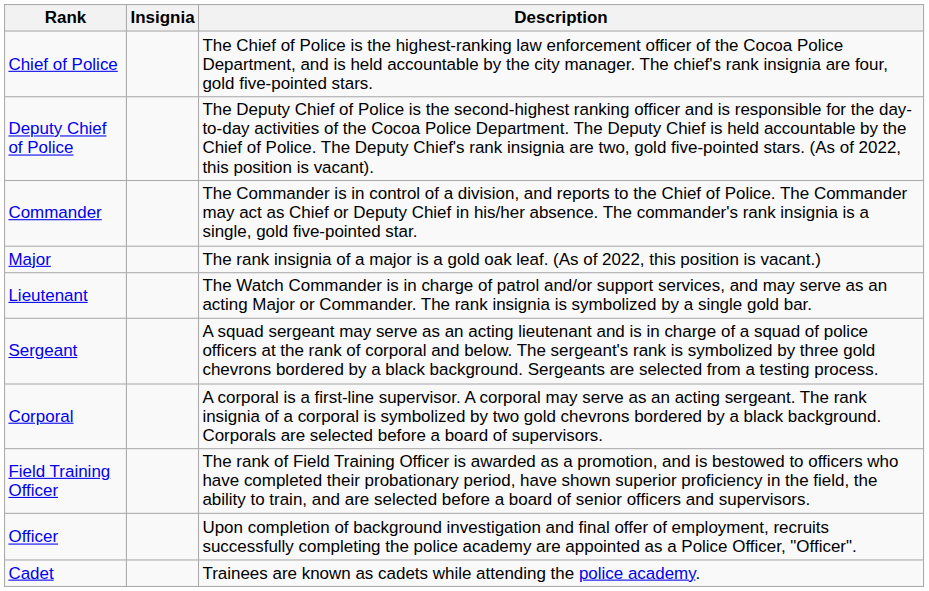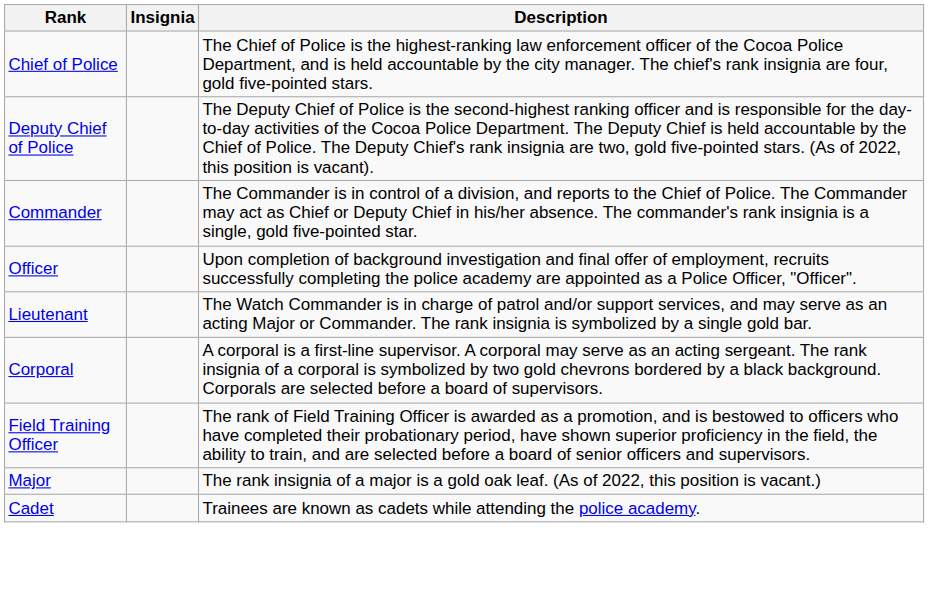rows swapped: (30, 259) <-> (33, 536)
- row: (43, 351)
